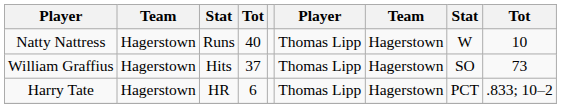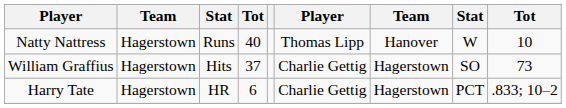(406, 41) Hagerstown -> (411, 41) Hanover
(320, 66) Thomas Lipp -> (322, 66) Charlie Gettig
(320, 90) Thomas Lipp -> (322, 90) Charlie Gettig
